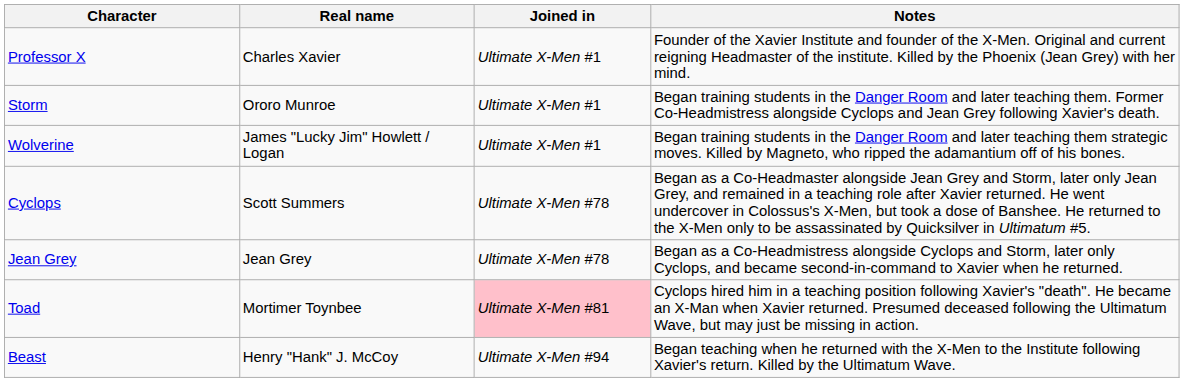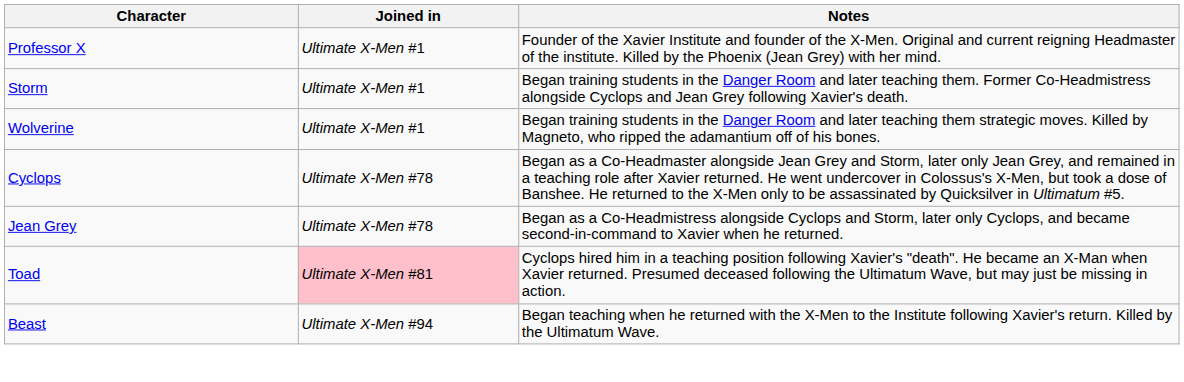- column: (357, 16)
